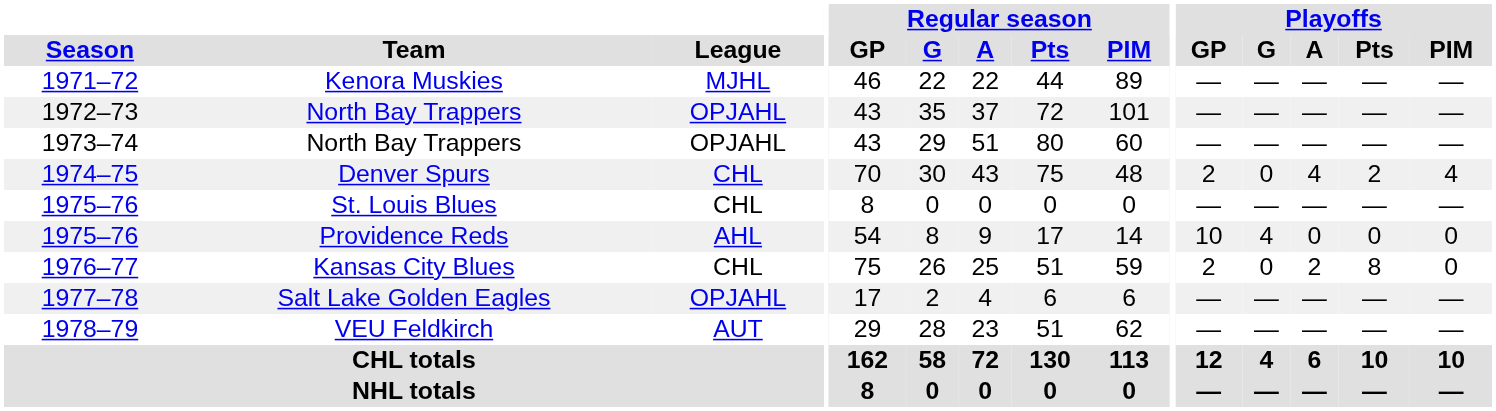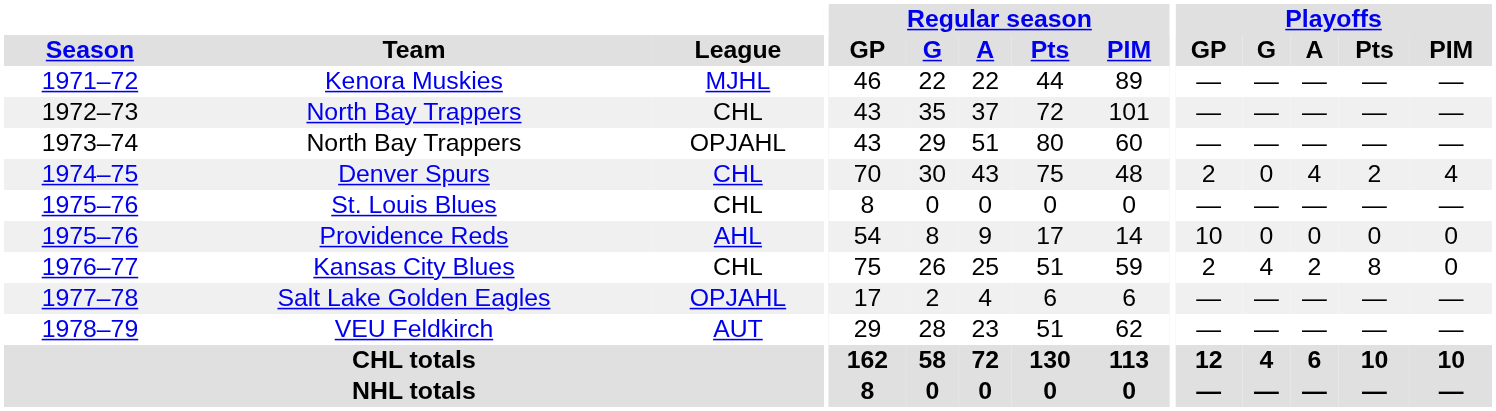(738, 112) OPJAHL -> (738, 112) CHL
(1266, 236) 4 -> (1266, 236) 0
(1266, 267) 0 -> (1266, 267) 4
